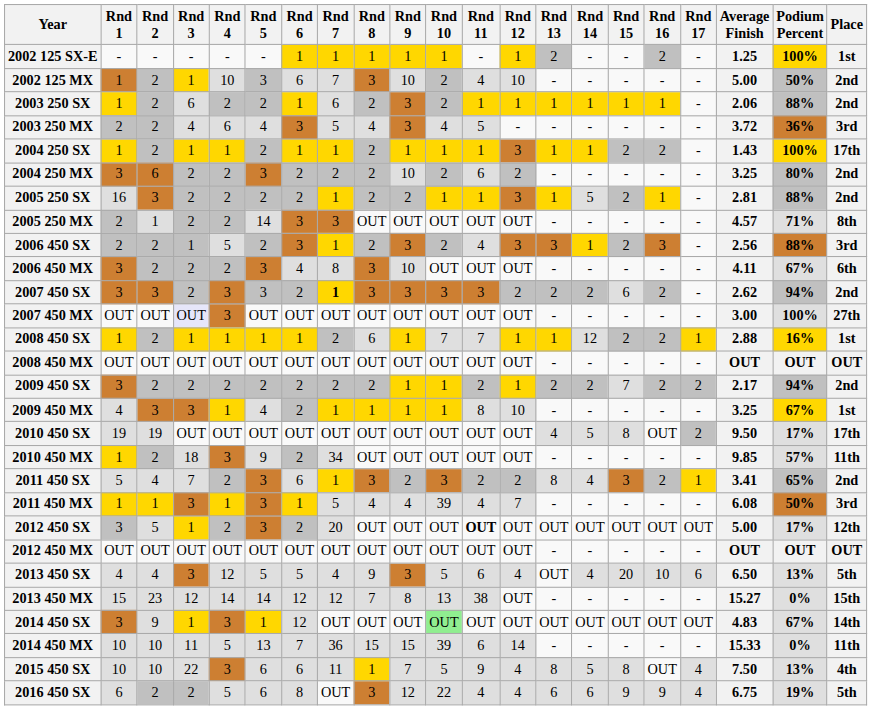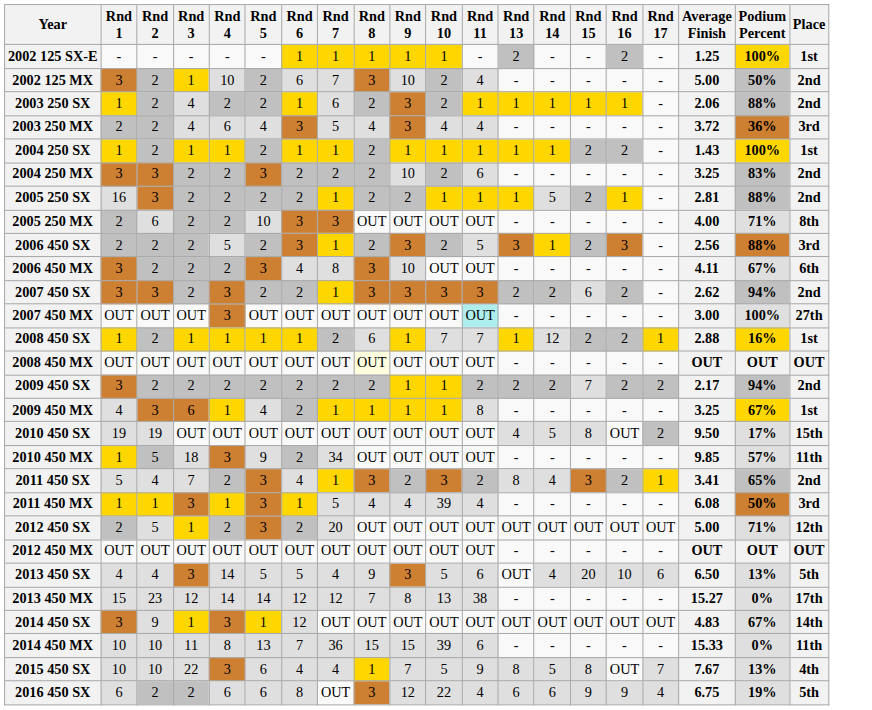- column: (518, 24)
(119, 79) 1 -> (119, 79) 3
(263, 79) 3 -> (263, 79) 2
(191, 103) 6 -> (191, 103) 4
(481, 126) 5 -> (480, 126) 4
(847, 150) 17th -> (809, 150) 1st
(155, 174) 6 -> (155, 174) 3
(800, 174) 80% -> (762, 174) 83%
(155, 221) 1 -> (155, 221) 6
(263, 221) 14 -> (263, 221) 10
(745, 221) 4.57 -> (707, 221) 4.00
(191, 244) 1 -> (191, 244) 2
(481, 244) 4 -> (480, 244) 5
(263, 291) 3 -> (263, 291) 2
(336, 291) bold -> (336, 291) normal
(191, 315) lavender background -> (191, 315) no background
(481, 315) no background -> (480, 315) paleturquoise background
(372, 362) no background -> (372, 362) lightyellow background
(191, 409) 3 -> (191, 409) 6
(847, 433) 17th -> (809, 433) 15th
(155, 456) 2 -> (155, 456) 5
(300, 480) 6 -> (300, 480) 4
(119, 527) 3 -> (119, 527) 2
(481, 527) bold -> (480, 527) normal
(800, 527) 17% -> (762, 527) 71%
(227, 574) 12 -> (227, 574) 14
(847, 598) 15th -> (809, 598) 17th
(444, 621) lightgreen background -> (444, 621) no background
(227, 645) 5 -> (227, 645) 8
(300, 668) 6 -> (300, 668) 4
(336, 668) 11 -> (336, 668) 4
(698, 668) 4 -> (661, 668) 7
(745, 668) 7.50 -> (707, 668) 7.67
(227, 692) 5 -> (227, 692) 6
